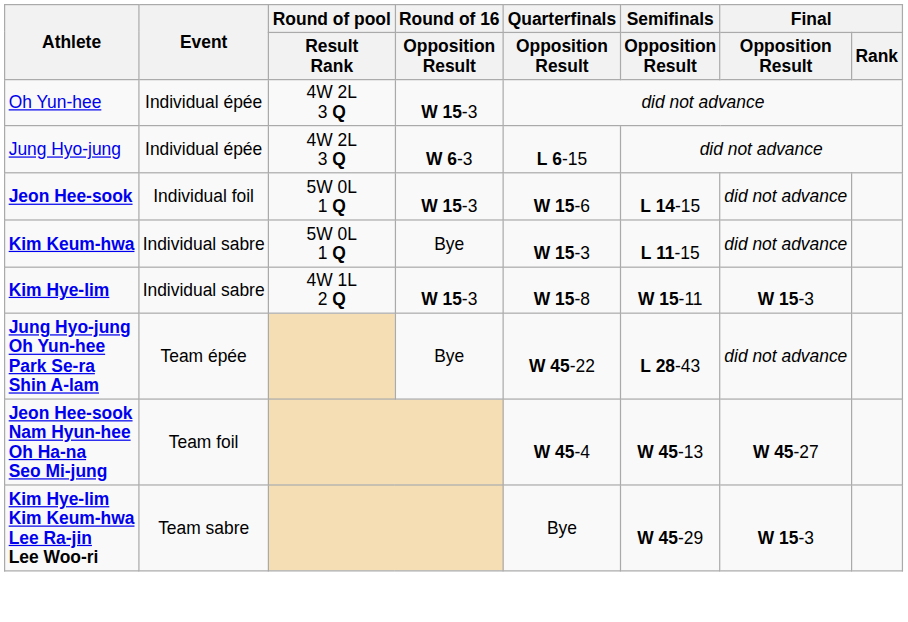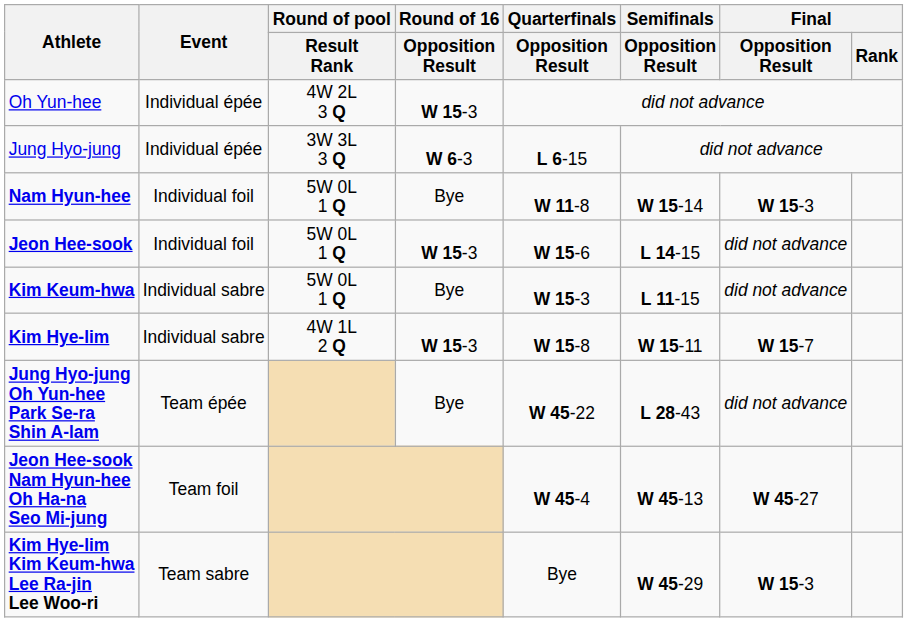(332, 150) 4W 2L 3 Q -> (332, 150) 3W 3L 3 Q
+ row: (70, 197)
(786, 300) W 15-3 -> (786, 347) W 15-7
